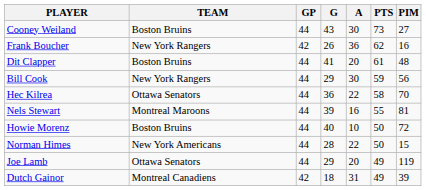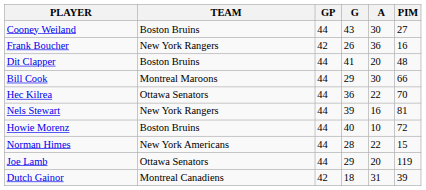- column: (384, 12)
(171, 78) New York Rangers -> (179, 78) Montreal Maroons
(404, 78) 56 -> (402, 78) 66
(171, 111) Montreal Maroons -> (179, 111) New York Rangers
